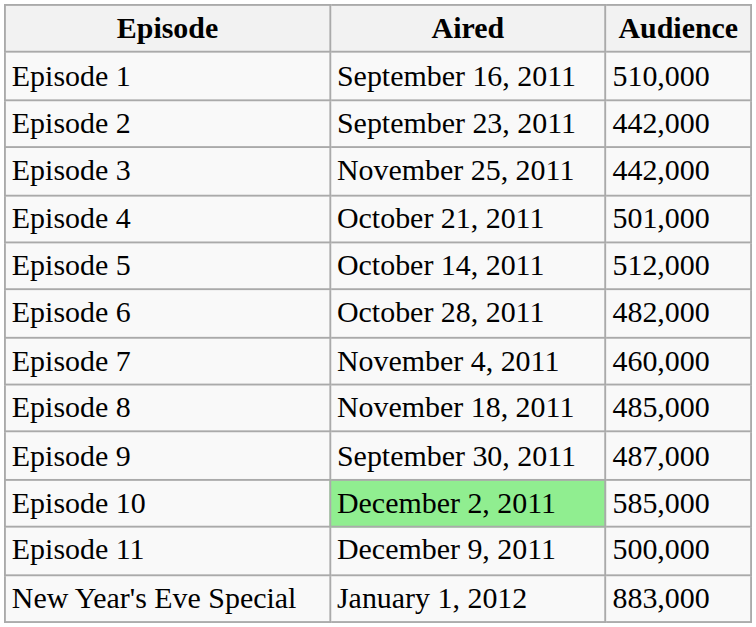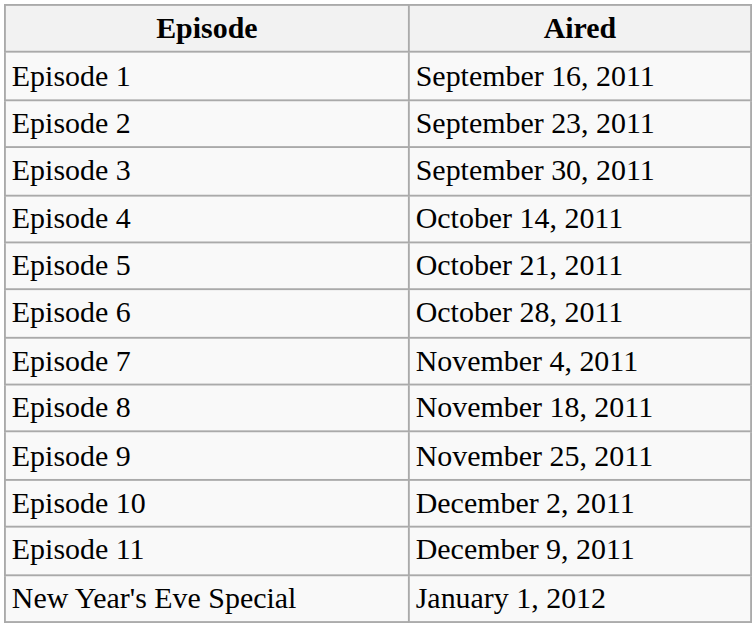- column: (678, 28)
(456, 170) November 25, 2011 -> (535, 170) September 30, 2011
(441, 218) October 21, 2011 -> (519, 218) October 14, 2011
(441, 265) October 14, 2011 -> (519, 265) October 21, 2011
(456, 455) September 30, 2011 -> (534, 455) November 25, 2011
(447, 502) lightgreen background -> (525, 502) no background
